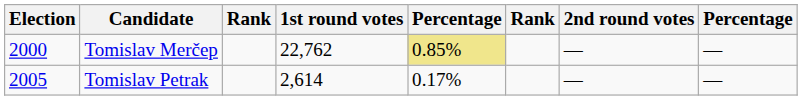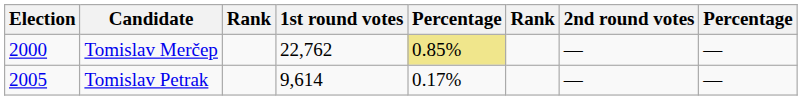(301, 79) 2,614 -> (301, 79) 9,614
